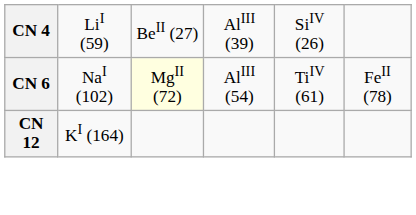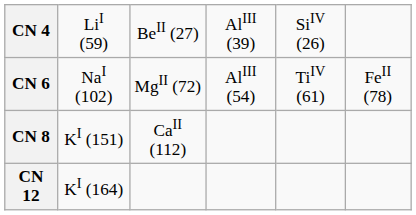(167, 84) lightyellow background -> (168, 84) no background
+ row: (31, 136)
